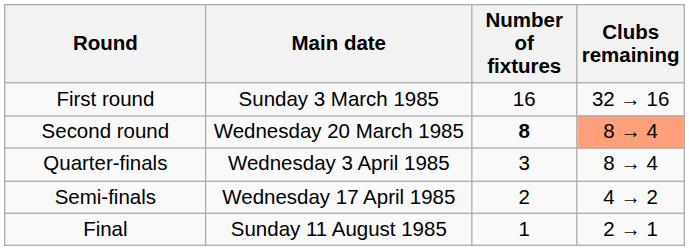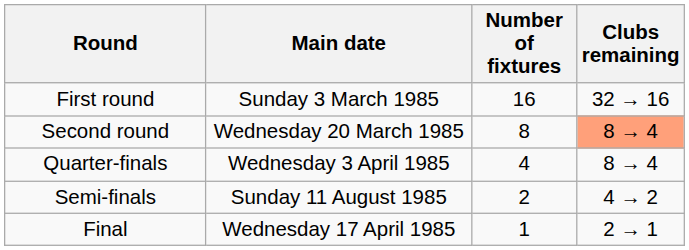(524, 131) bold -> (524, 131) normal
(524, 164) 3 -> (524, 164) 4
(339, 196) Wednesday 17 April 1985 -> (339, 196) Sunday 11 August 1985
(339, 229) Sunday 11 August 1985 -> (339, 229) Wednesday 17 April 1985
